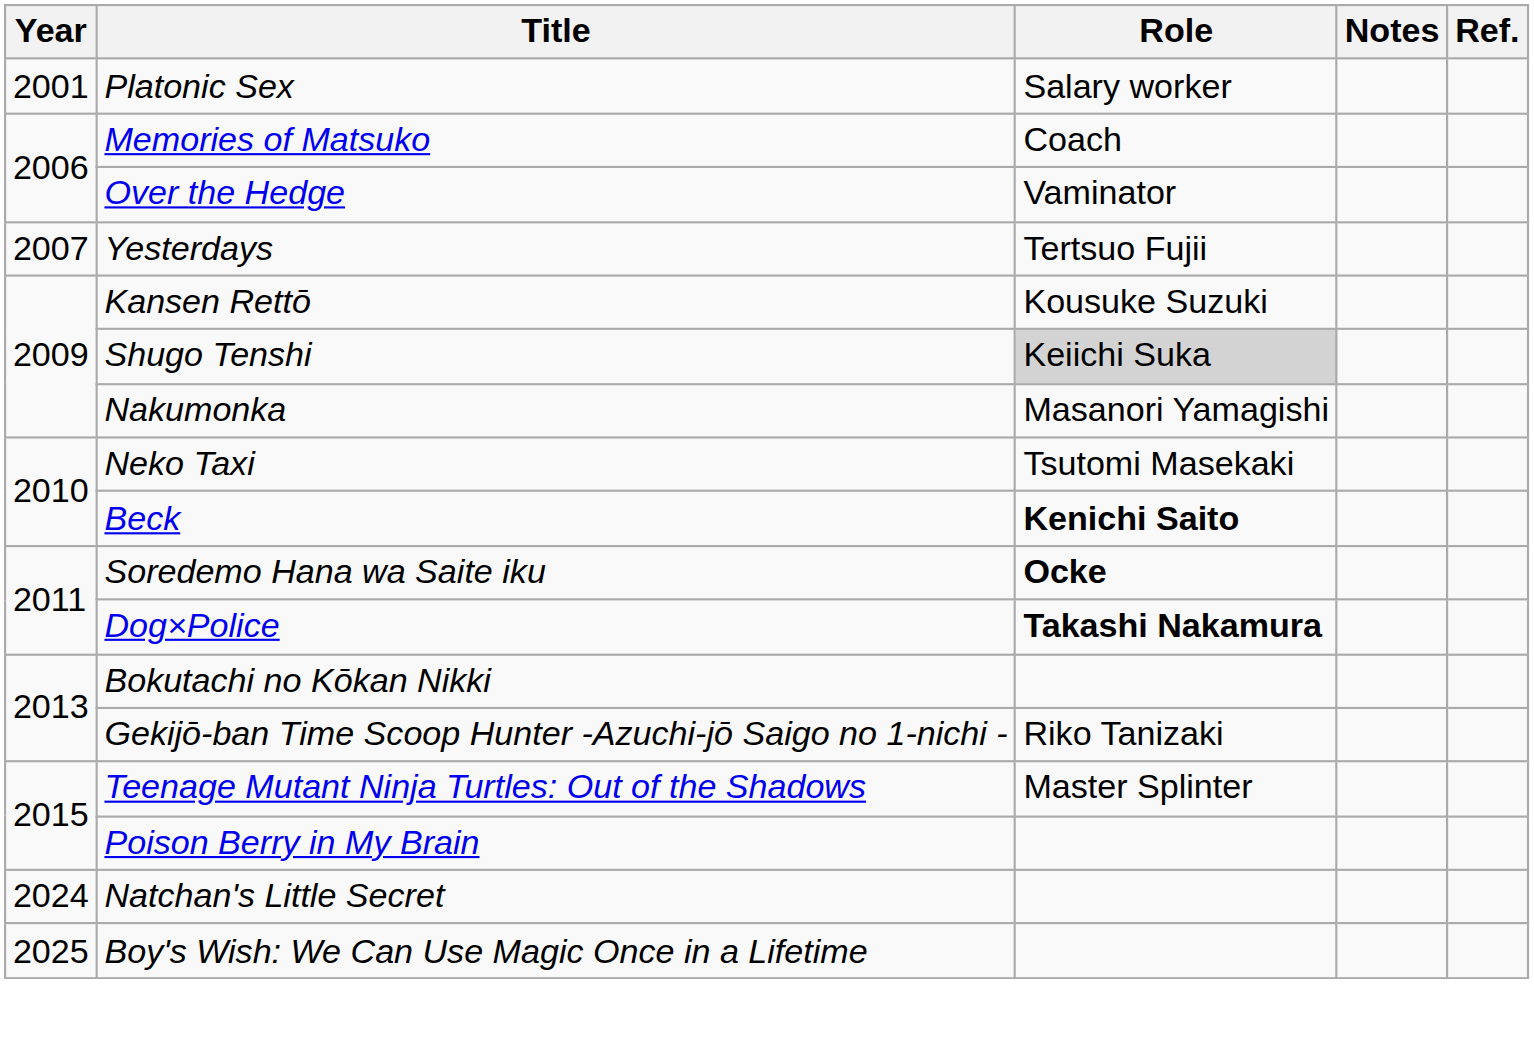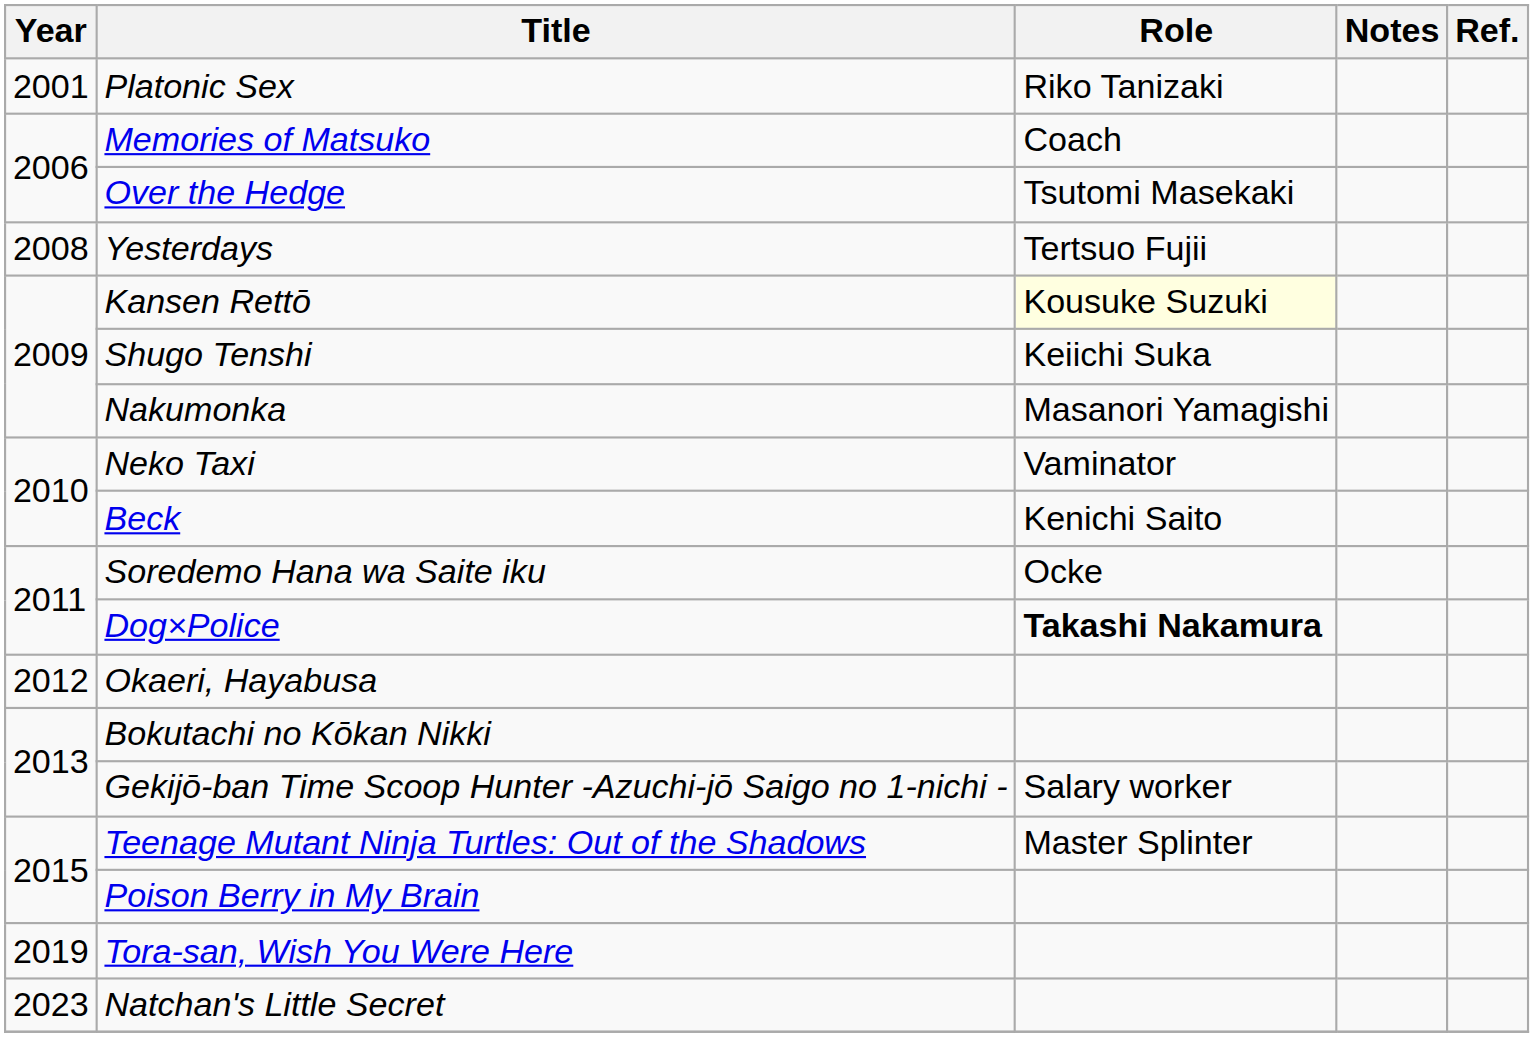(1128, 85) Salary worker -> (1123, 85) Riko Tanizaki
(1100, 193) Vaminator -> (1159, 193) Tsutomi Masekaki
(51, 247) 2007 -> (51, 247) 2008
(1146, 301) no background -> (1146, 301) lightyellow background
(1117, 355) lightgrey background -> (1117, 355) no background
(1159, 463) Tsutomi Masekaki -> (1100, 463) Vaminator
(1131, 517) bold -> (1123, 517) normal
(1065, 572) bold -> (1063, 572) normal
+ row: (241, 680)
(1123, 734) Riko Tanizaki -> (1128, 788) Salary worker
+ row: (339, 950)
(51, 896) 2024 -> (51, 1004) 2023
- row: (486, 950)
